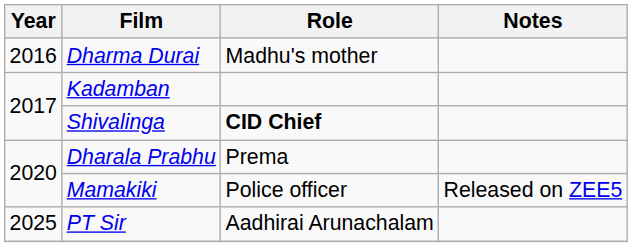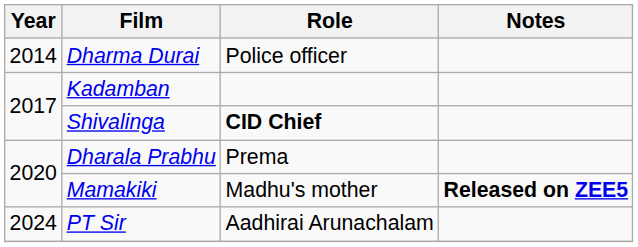(33, 55) 2016 -> (33, 55) 2014
(302, 55) Madhu's mother -> (286, 55) Police officer
(286, 190) Police officer -> (302, 190) Madhu's mother
(533, 190) normal -> (536, 190) bold
(33, 223) 2025 -> (33, 223) 2024
